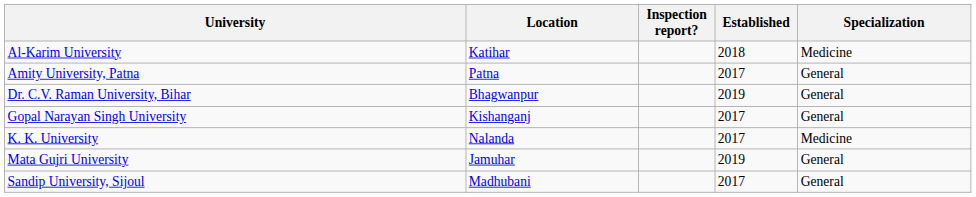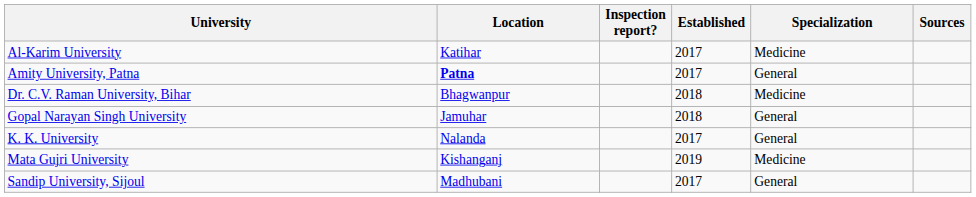+ column: (942, 22)
(731, 52) 2018 -> (689, 52) 2017
(484, 73) normal -> (457, 73) bold
(731, 95) 2019 -> (689, 95) 2018
(822, 95) General -> (780, 95) Medicine
(500, 116) Kishanganj -> (463, 116) Jamuhar
(731, 116) 2017 -> (689, 116) 2018
(826, 138) Medicine -> (776, 138) General
(492, 159) Jamuhar -> (471, 159) Kishanganj
(822, 159) General -> (780, 159) Medicine
